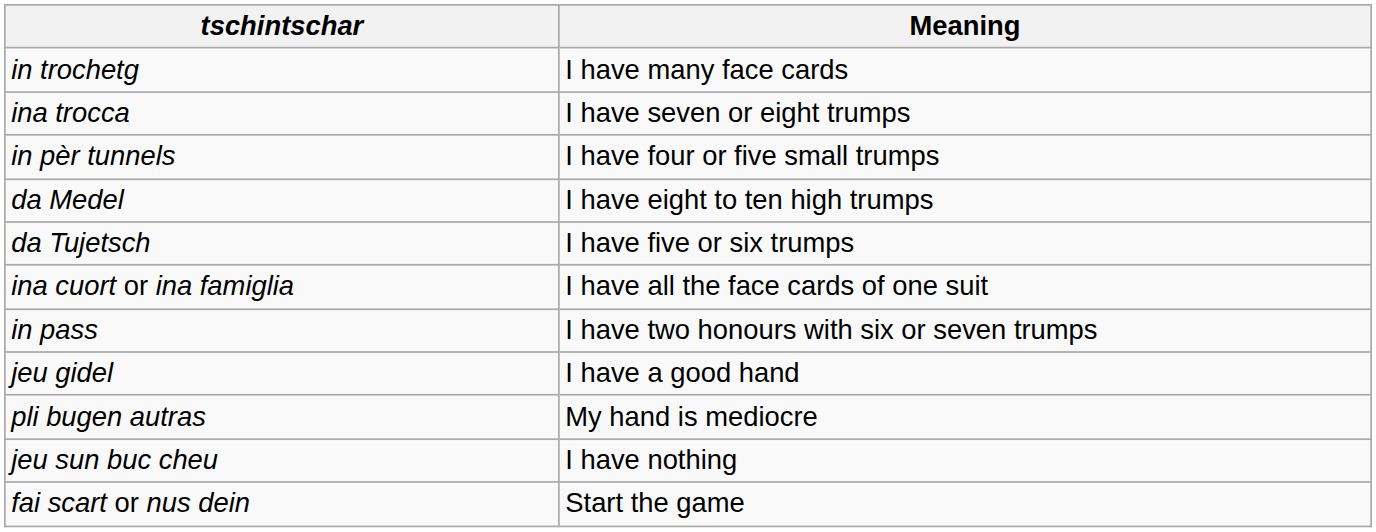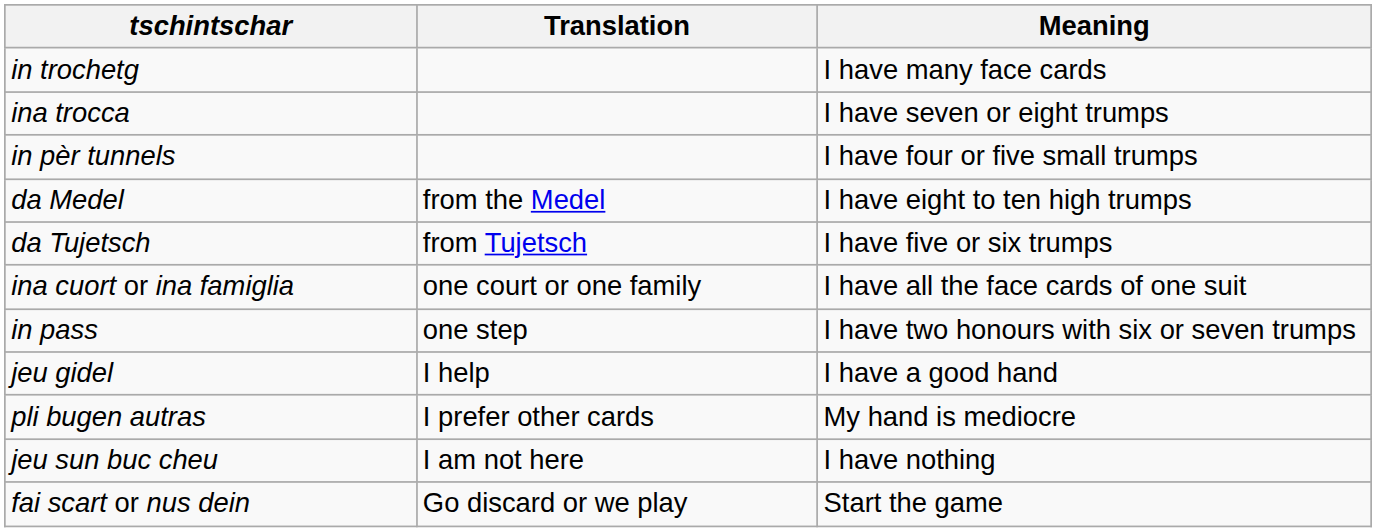+ column: (617, 26)
